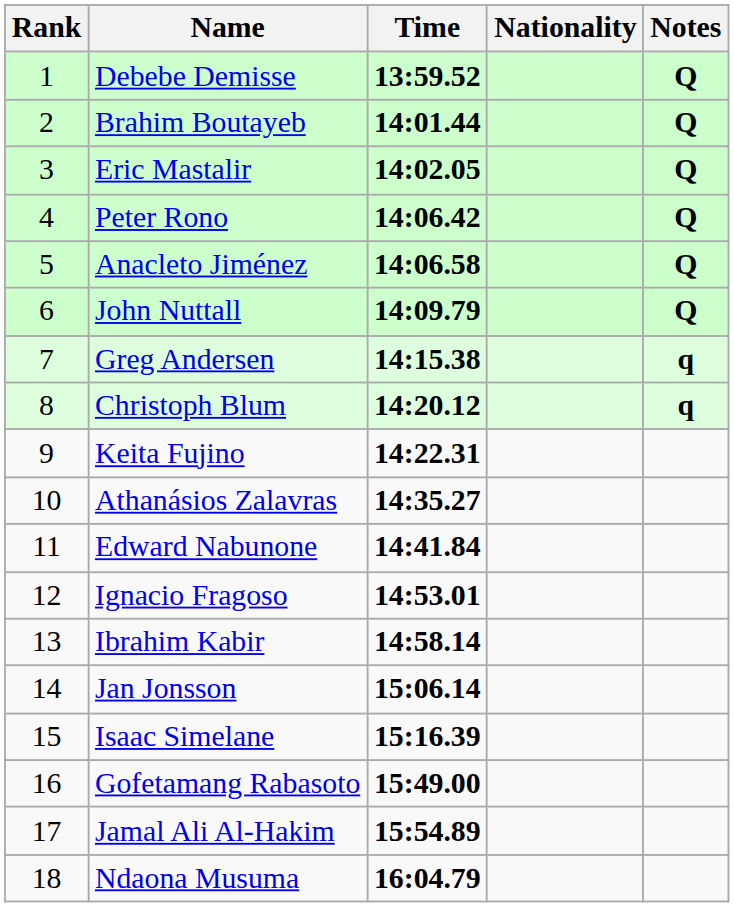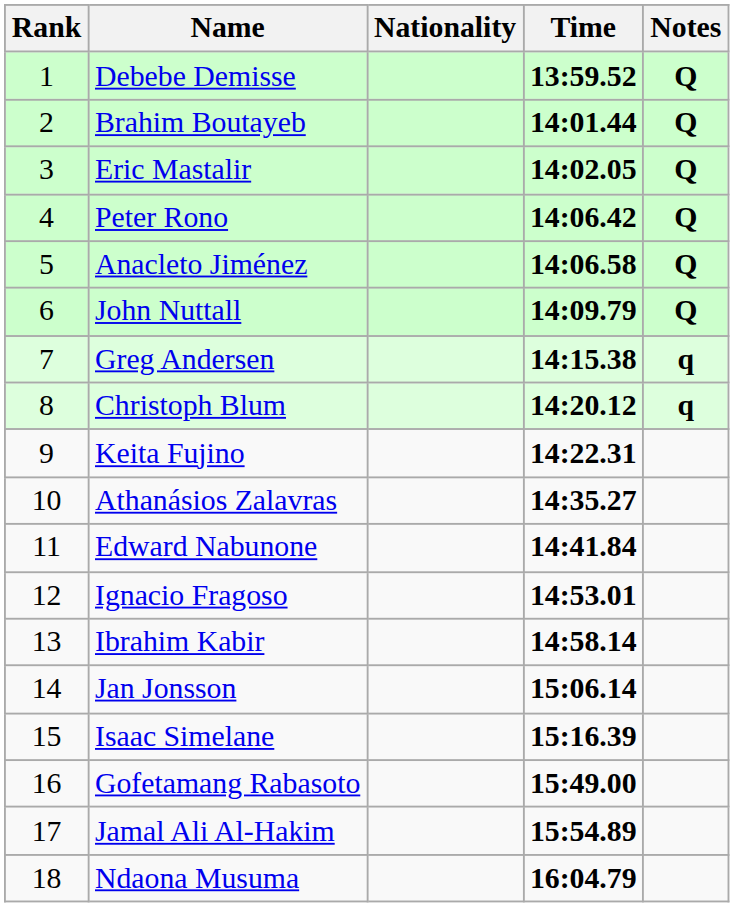columns swapped: (565, 28) <-> (427, 28)
